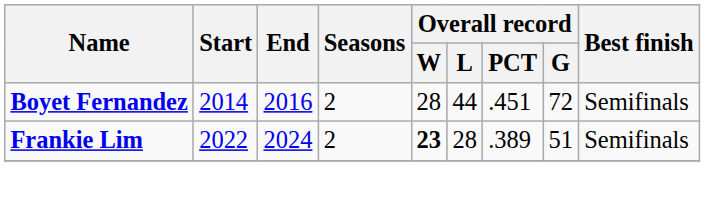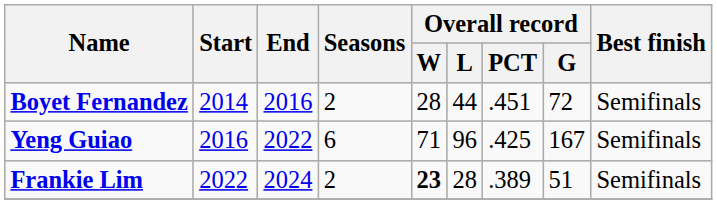+ row: (71, 140)
